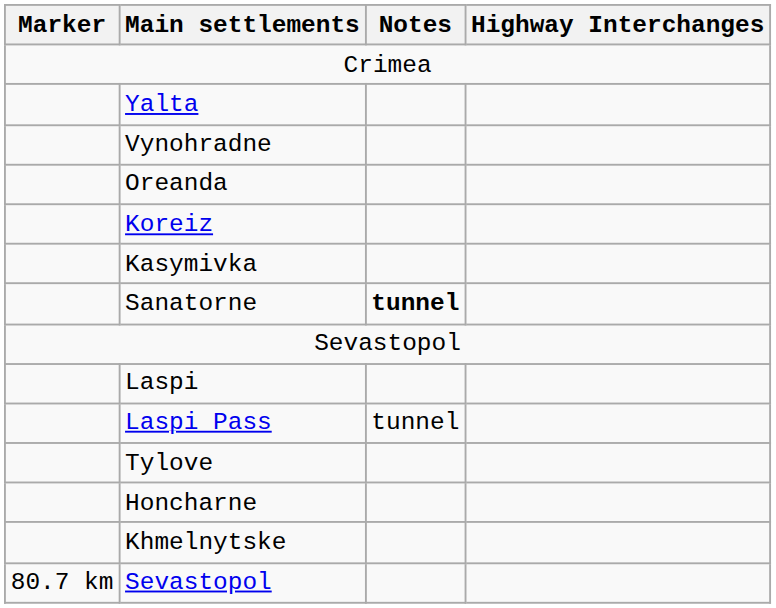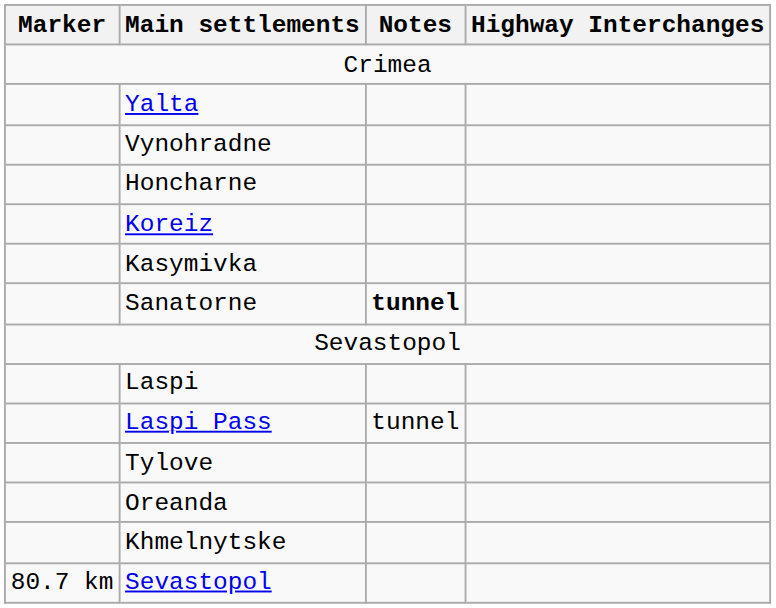rows swapped: (62, 184) <-> (62, 503)
